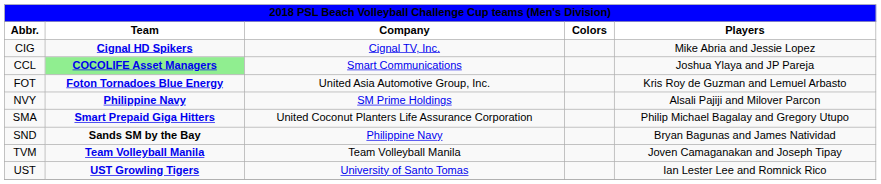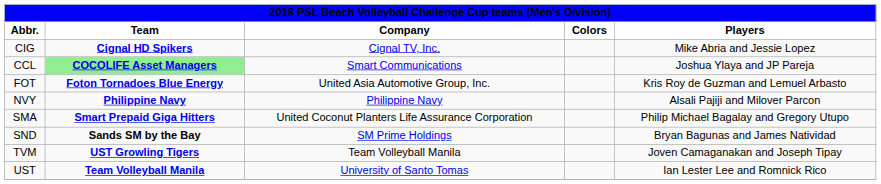(404, 100) SM Prime Holdings -> (404, 100) Philippine Navy
(404, 135) Philippine Navy -> (404, 135) SM Prime Holdings
(145, 153) Team Volleyball Manila -> (145, 153) UST Growling Tigers
(145, 170) UST Growling Tigers -> (145, 170) Team Volleyball Manila
